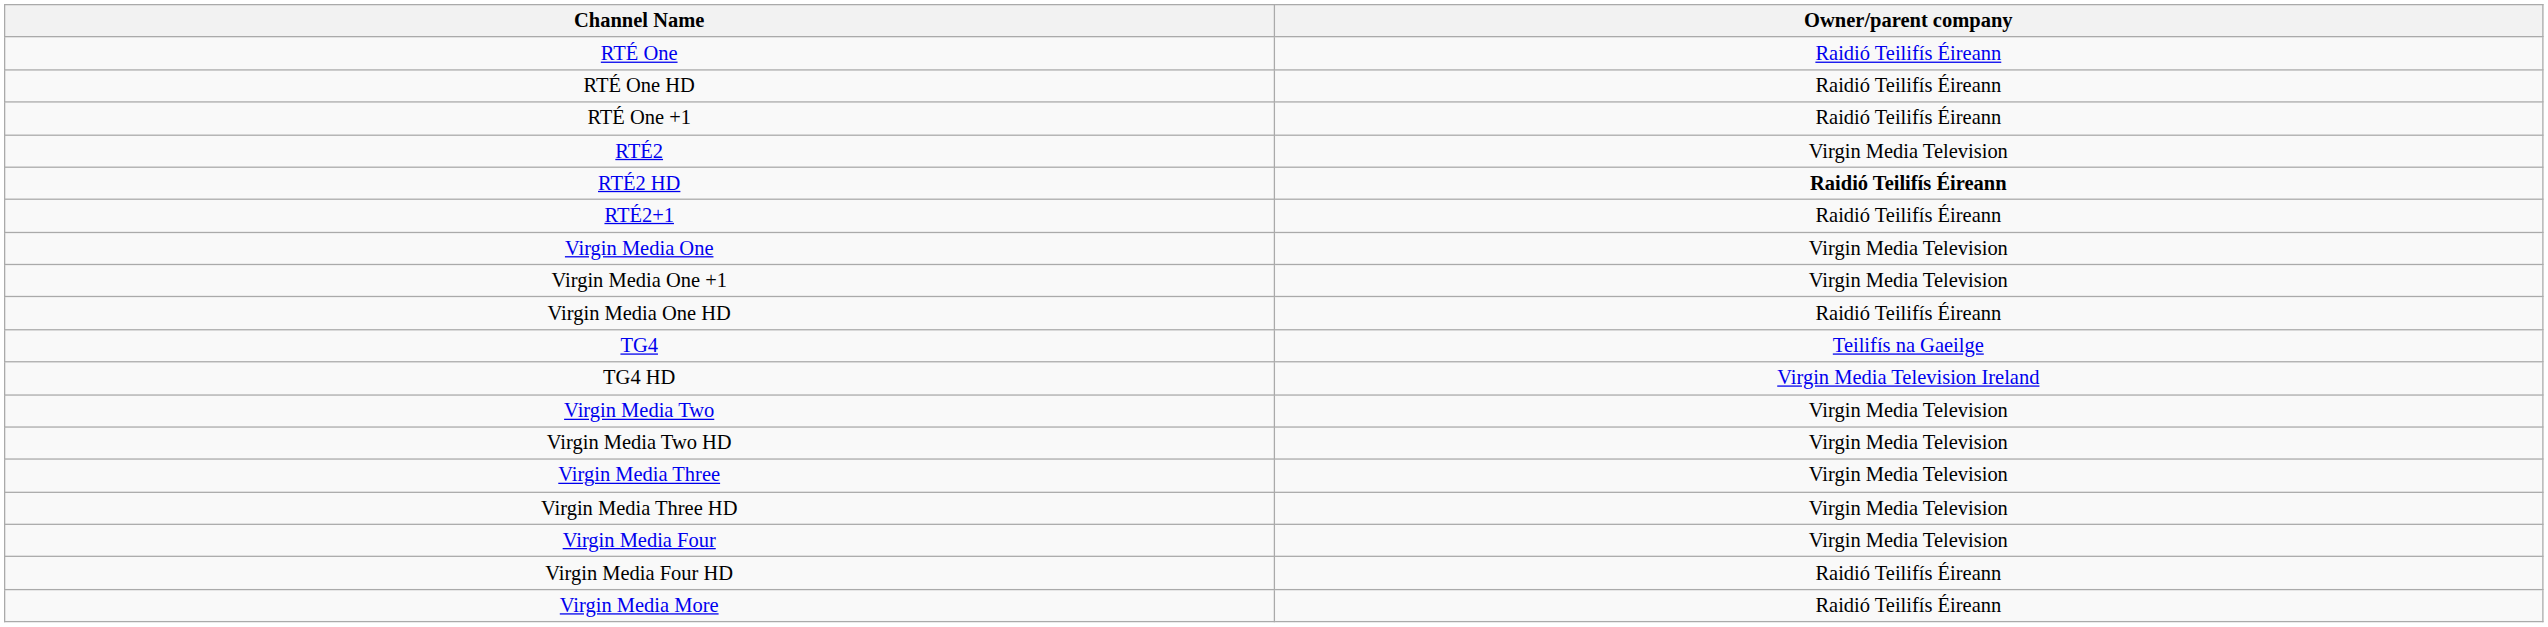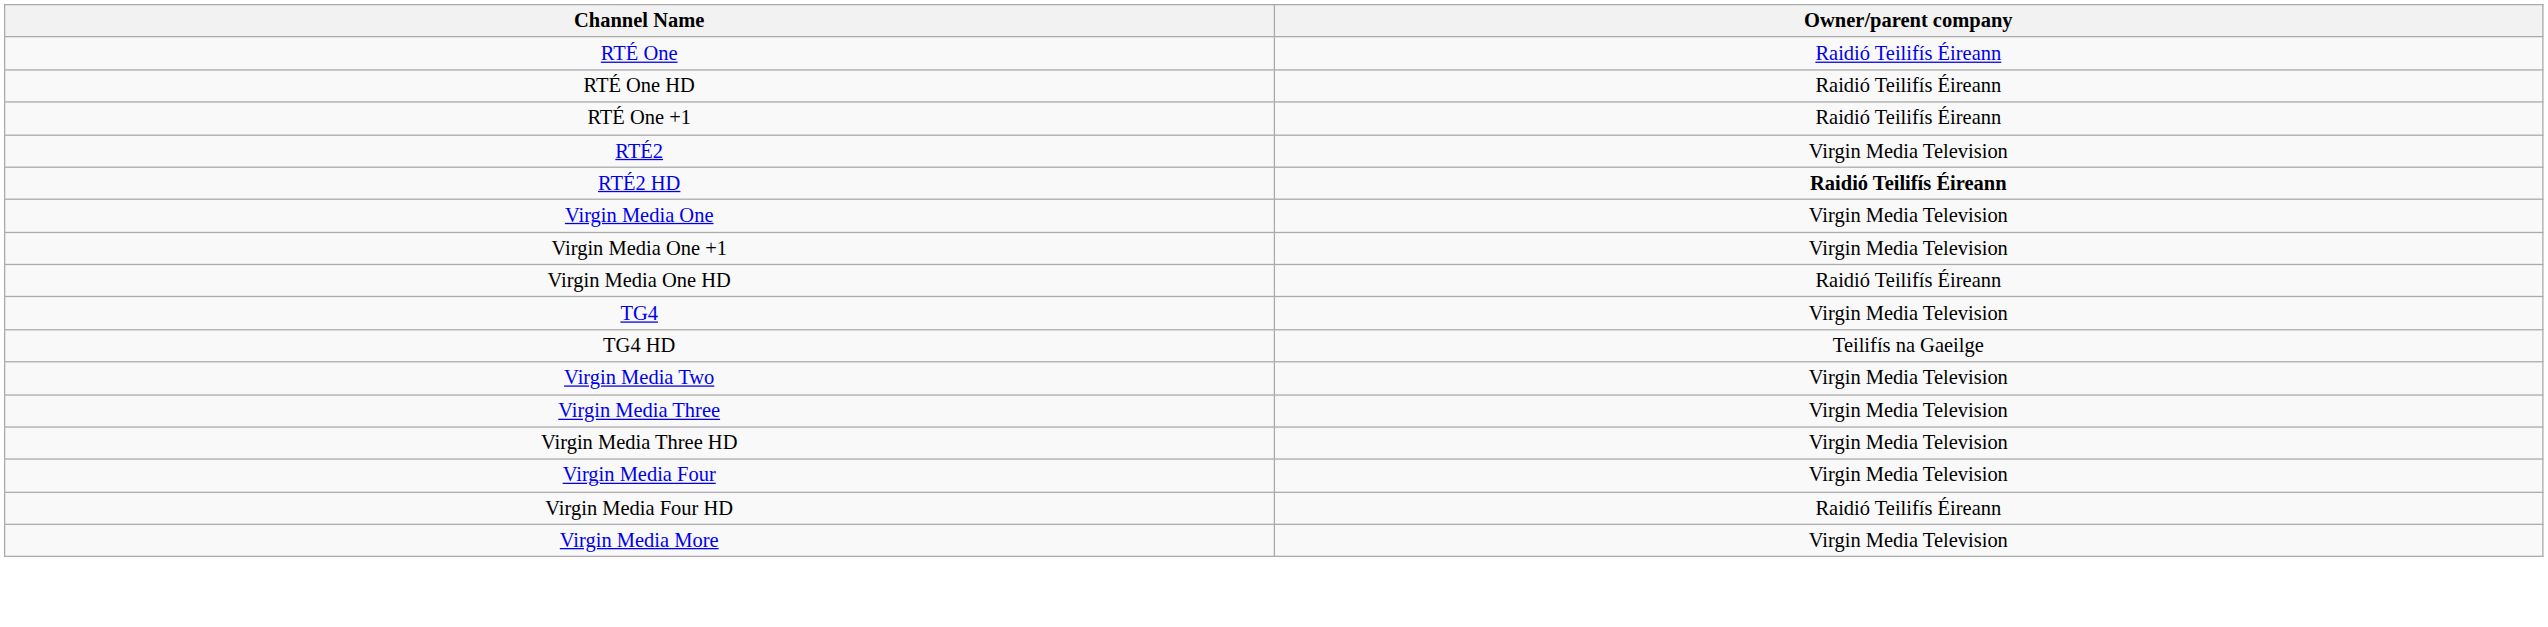- row: (639, 215)
(1908, 345) Teilifís na Gaeilge -> (1908, 313) Virgin Media Television
(1908, 378) Virgin Media Television Ireland -> (1908, 345) Teilifís na Gaeilge
- row: (639, 442)
(1908, 605) Raidió Teilifís Éireann -> (1908, 540) Virgin Media Television
